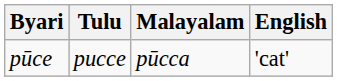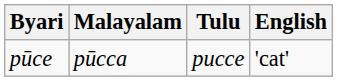columns swapped: (190, 22) <-> (100, 22)
